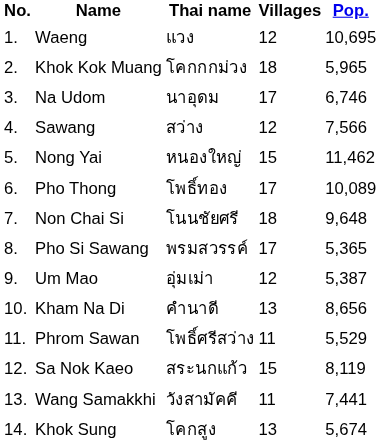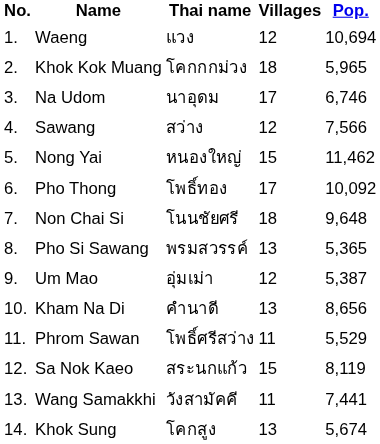(351, 36) 10,695 -> (351, 36) 10,694
(351, 187) 10,089 -> (351, 187) 10,092
(268, 248) 17 -> (268, 248) 13
